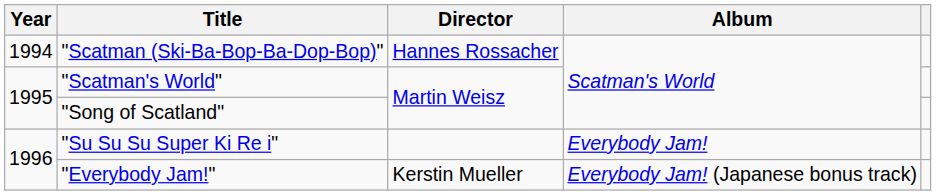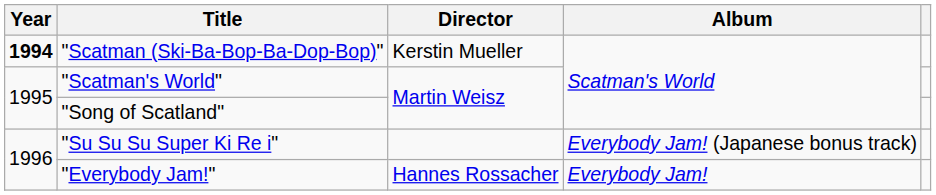(31, 50) normal -> (31, 50) bold
(476, 50) Hannes Rossacher -> (458, 50) Kerstin Mueller
(638, 143) Everybody Jam! -> (742, 143) Everybody Jam! (Japanese bonus track)
(458, 174) Kerstin Mueller -> (476, 174) Hannes Rossacher
(742, 174) Everybody Jam! (Japanese bonus track) -> (638, 174) Everybody Jam!
